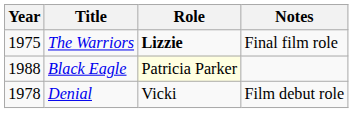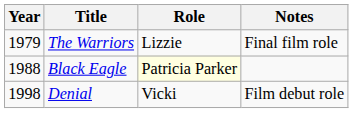(24, 42) 1975 -> (24, 42) 1979
(162, 42) bold -> (162, 42) normal
(24, 94) 1978 -> (24, 94) 1998
